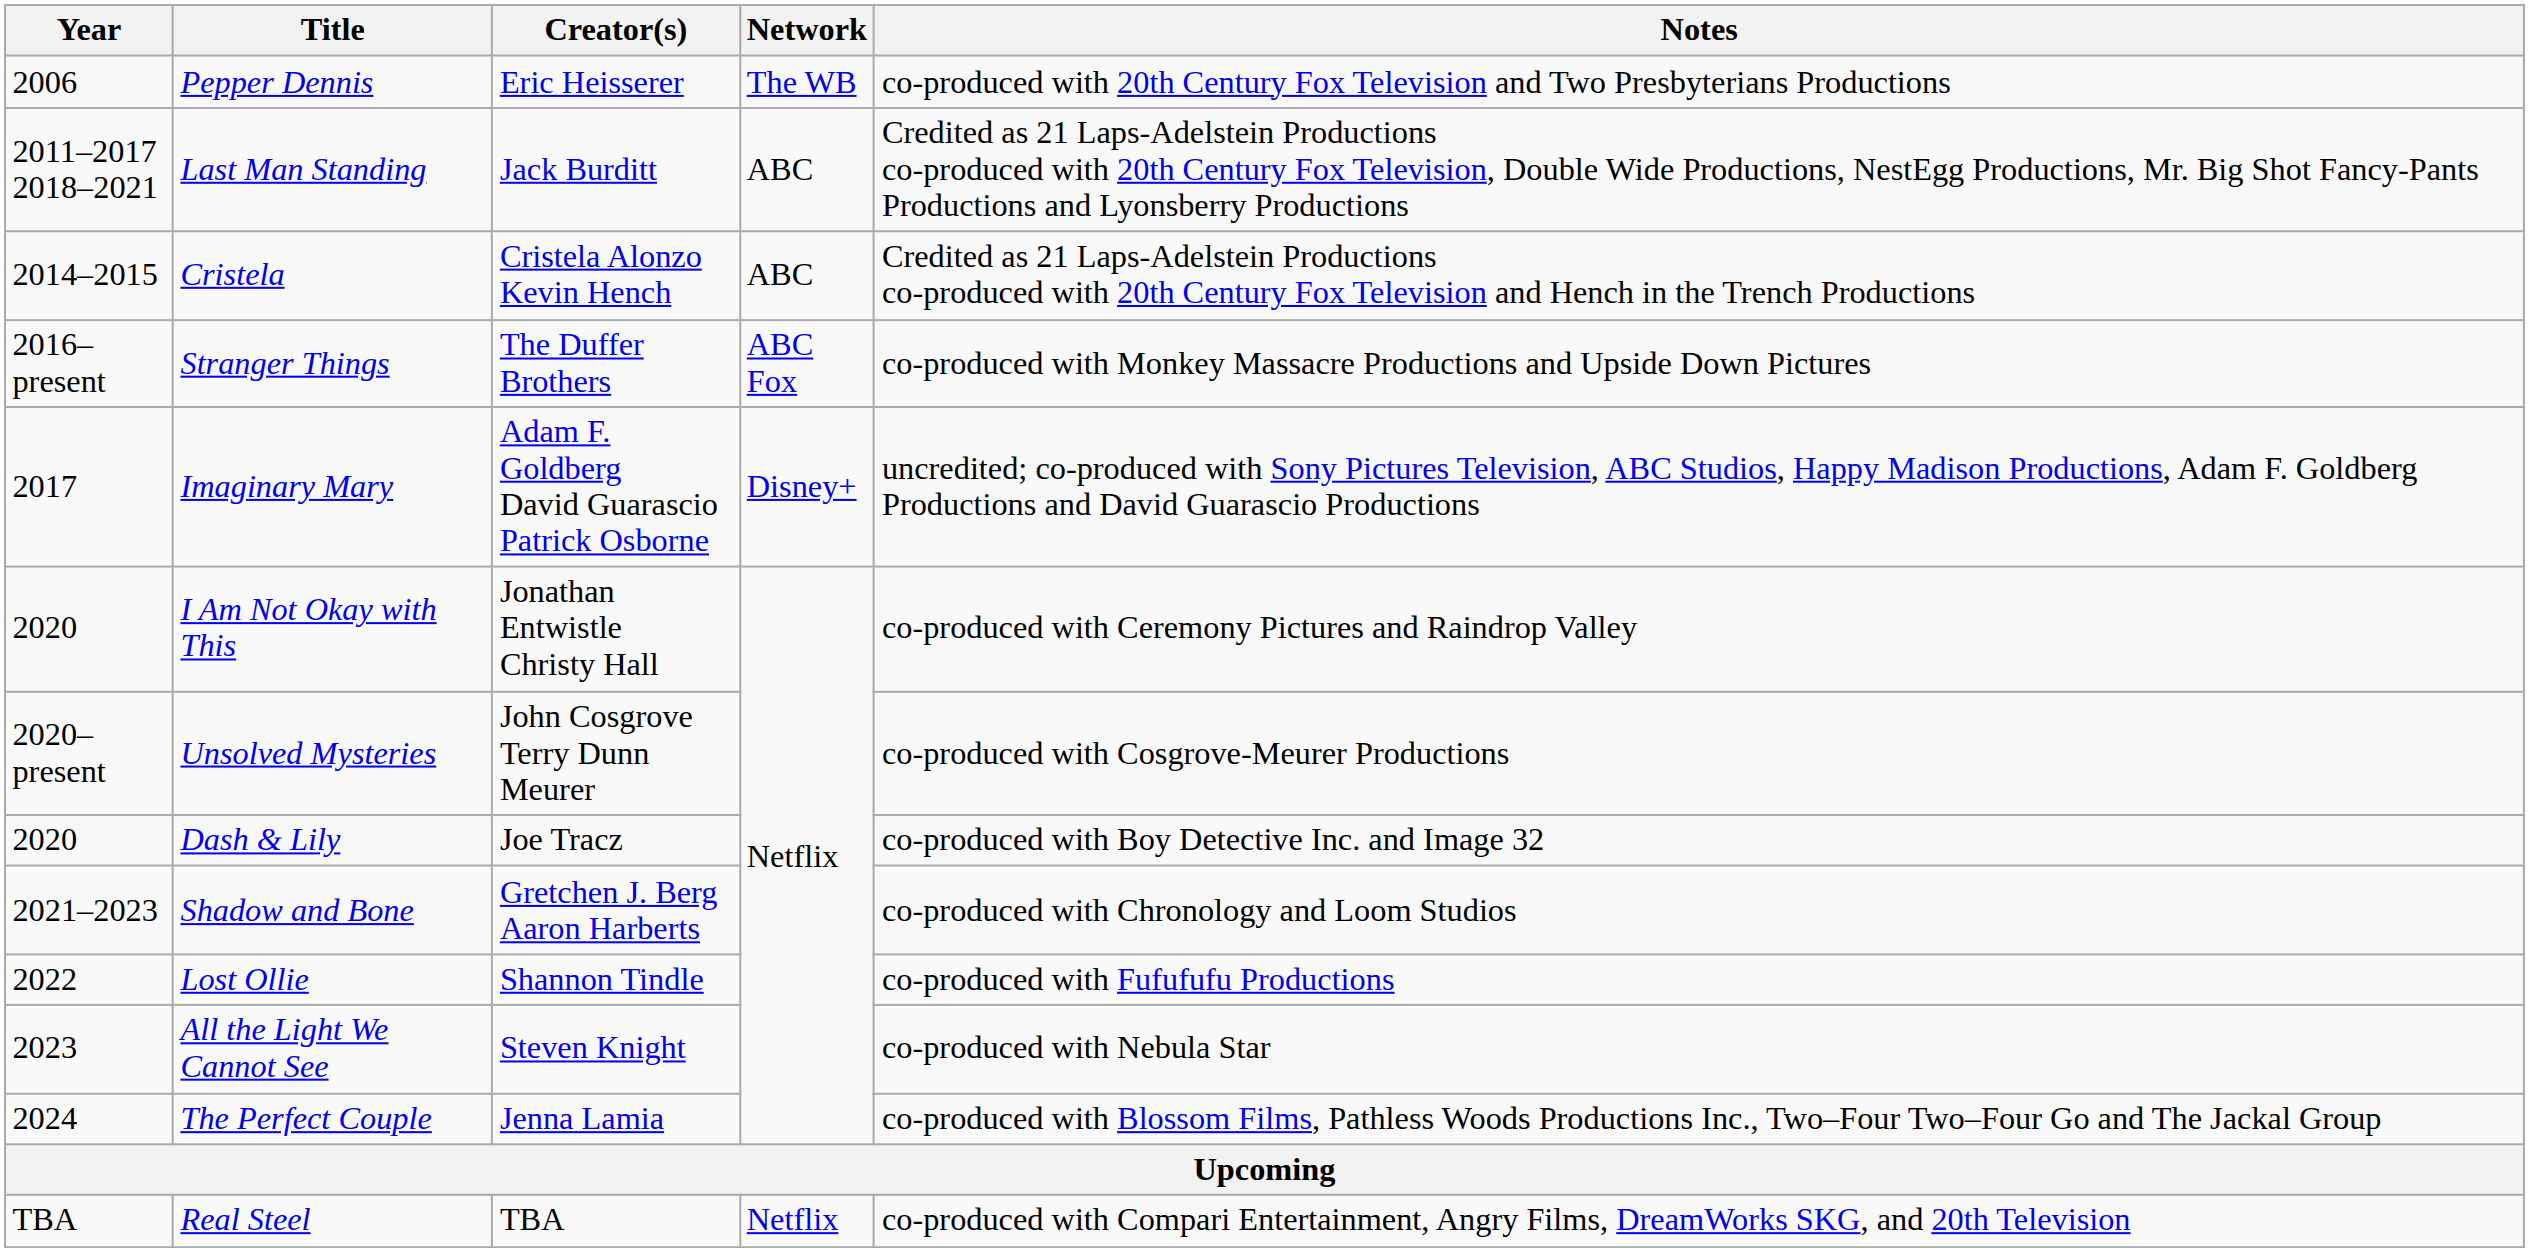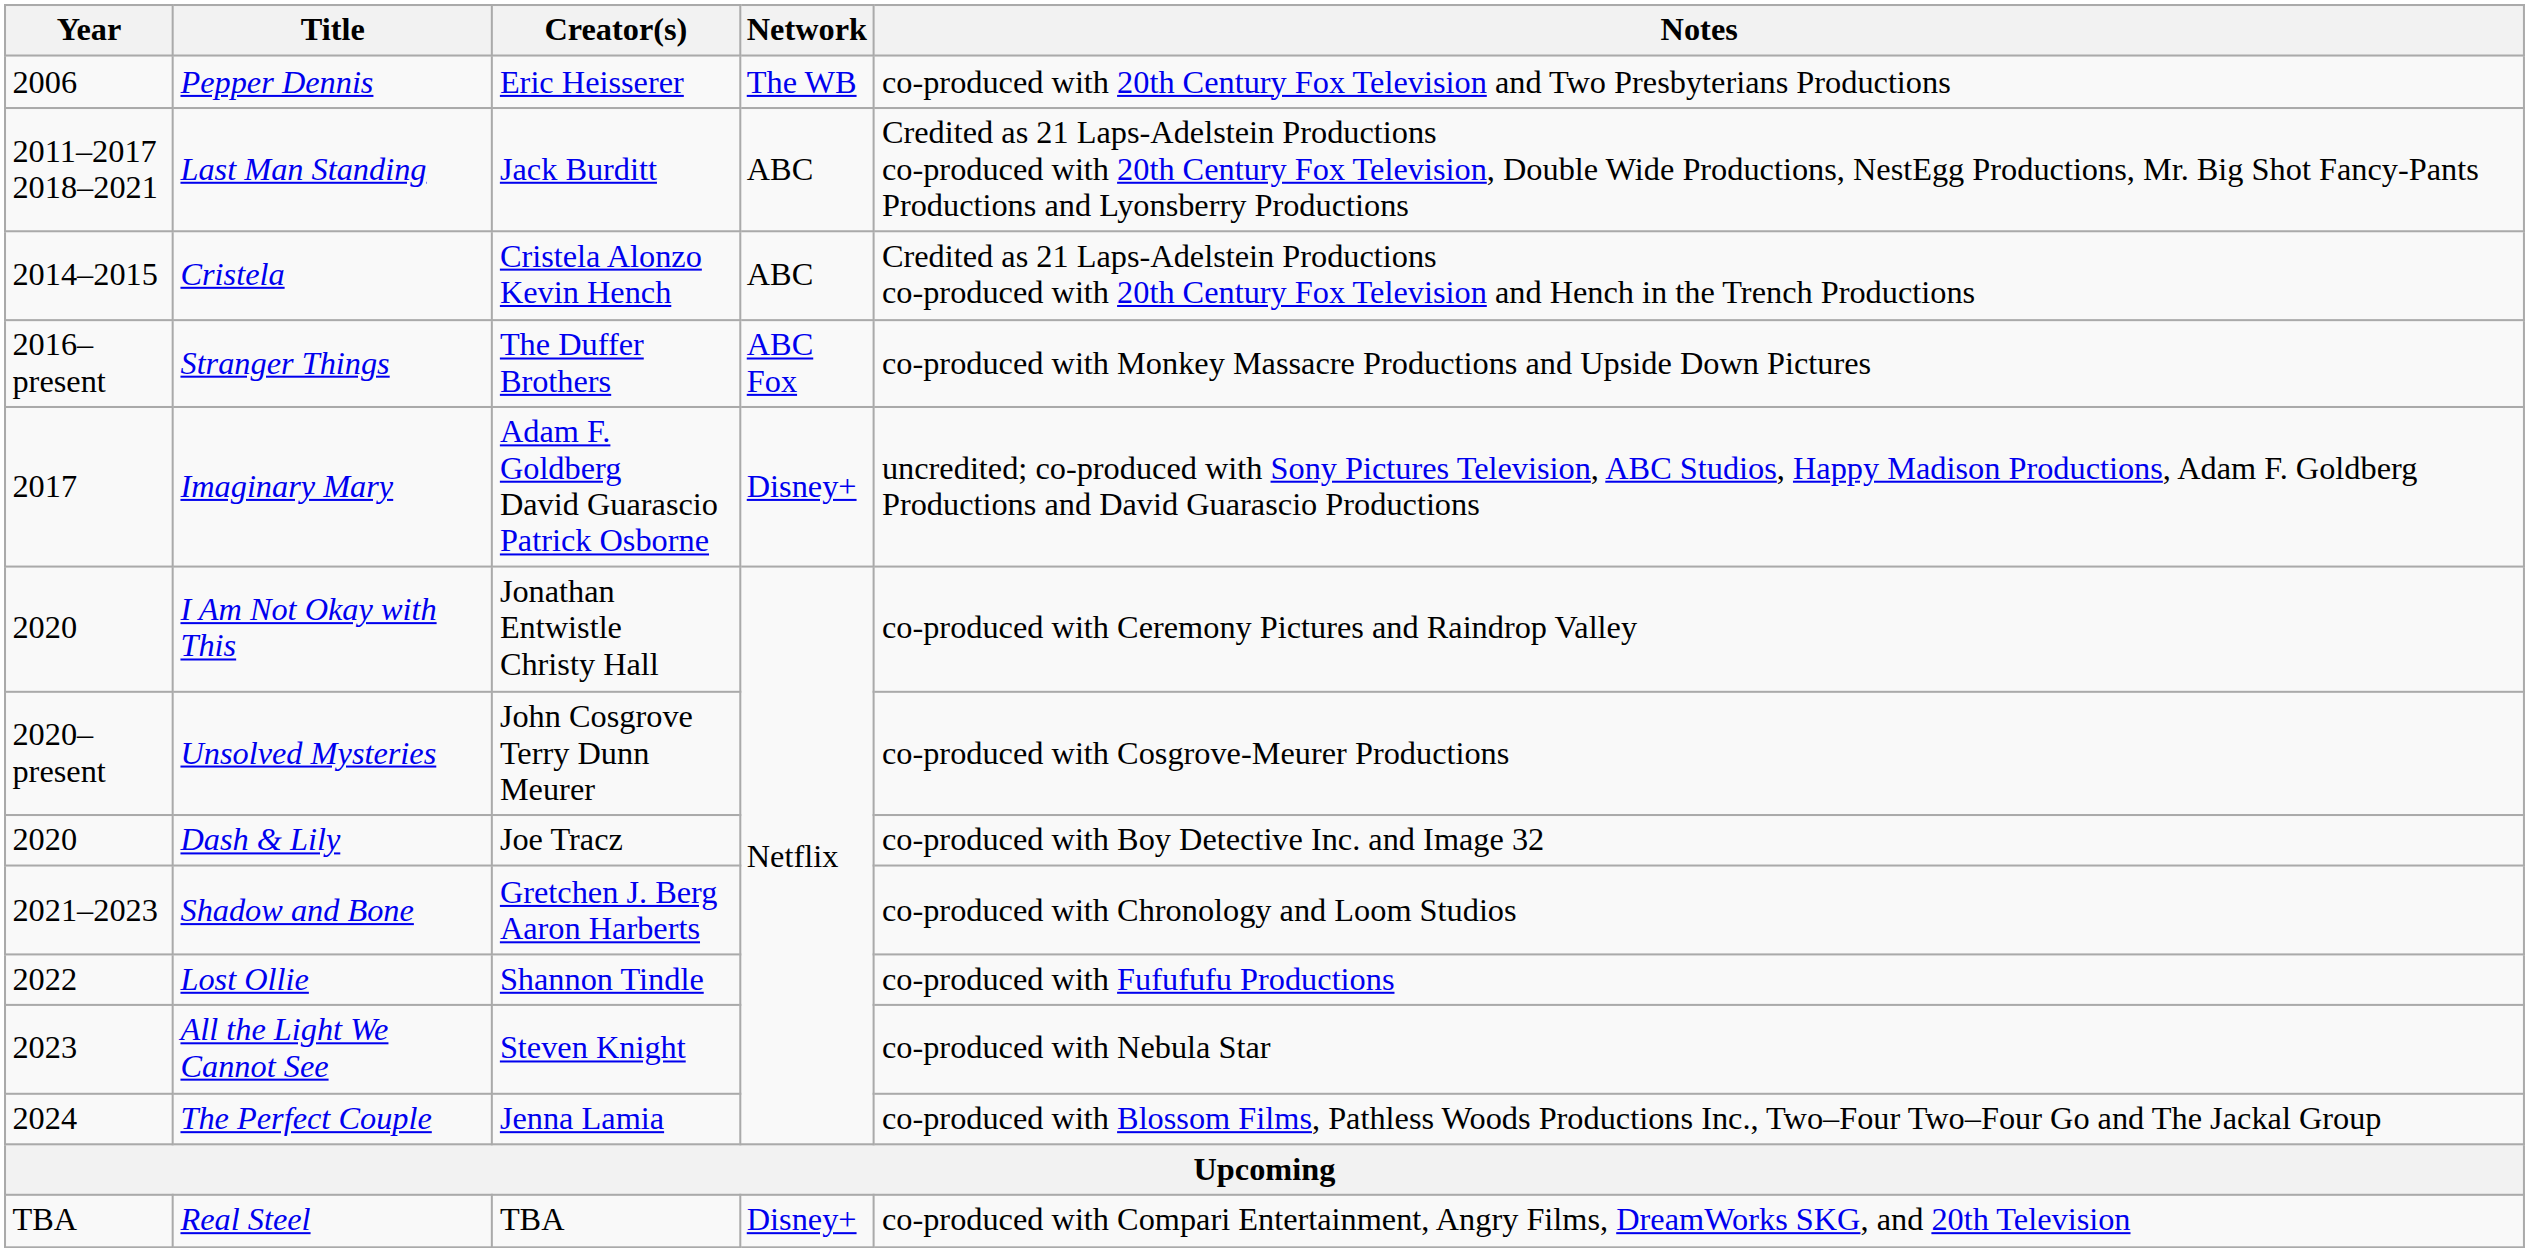(793, 1220) Netflix -> (802, 1220) Disney+
